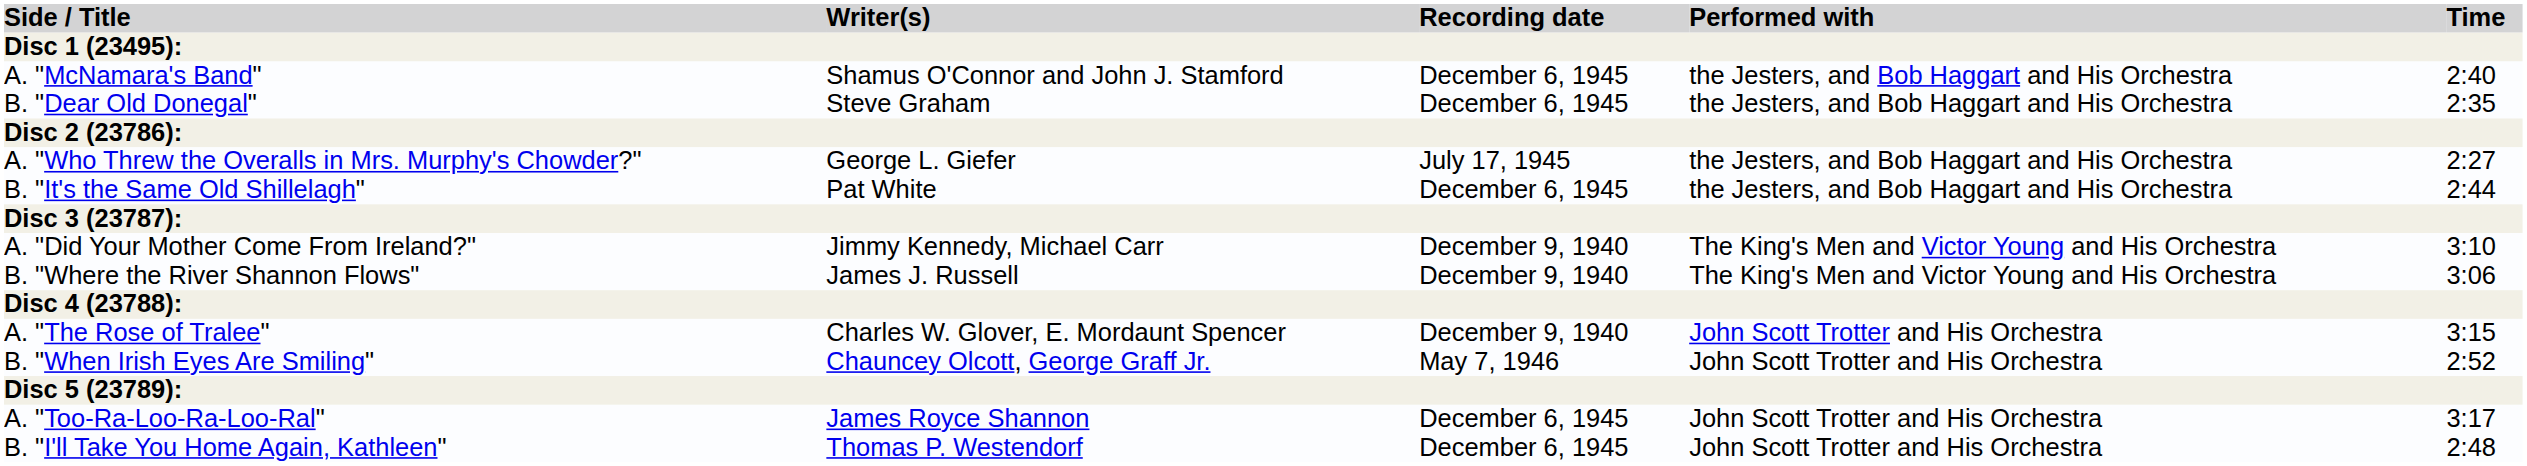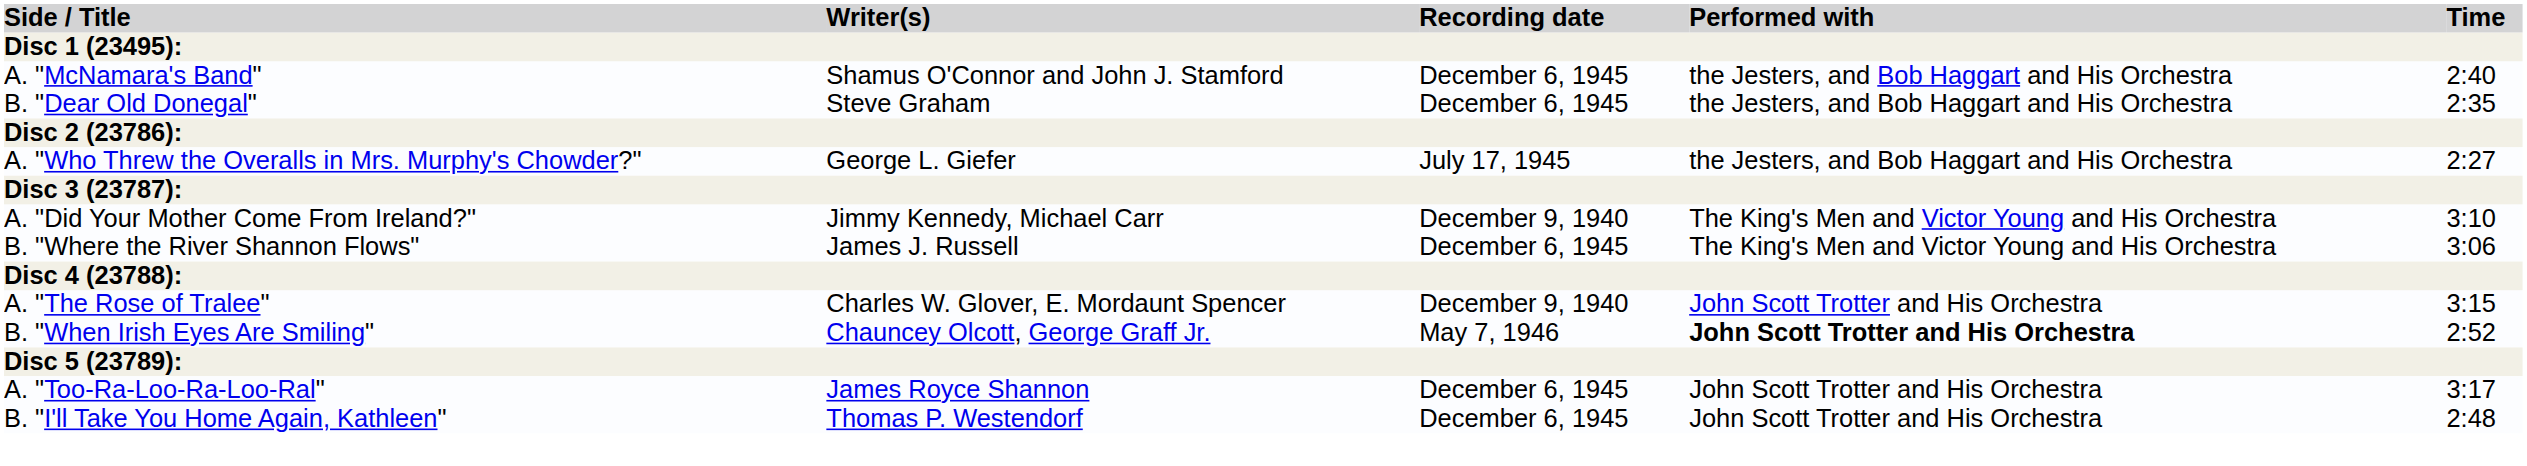- row: (184, 189)
(1524, 275) December 9, 1940 -> (1524, 246) December 6, 1945
(1896, 361) normal -> (1912, 332) bold
